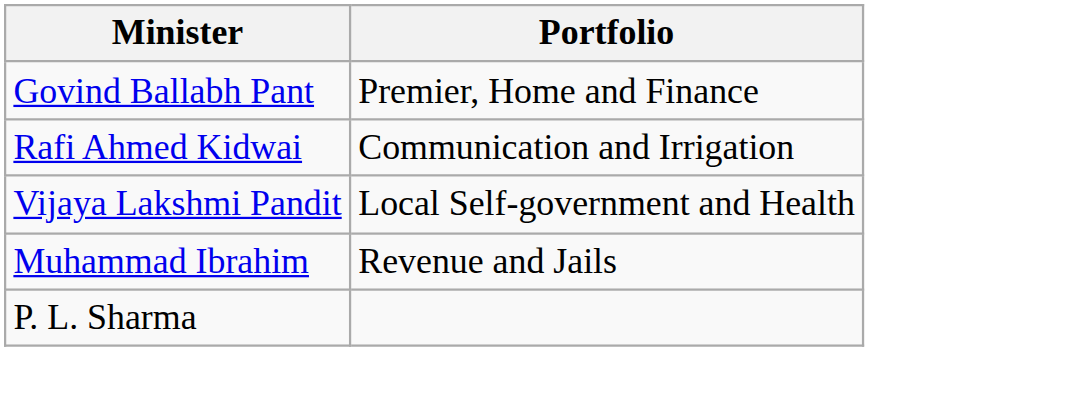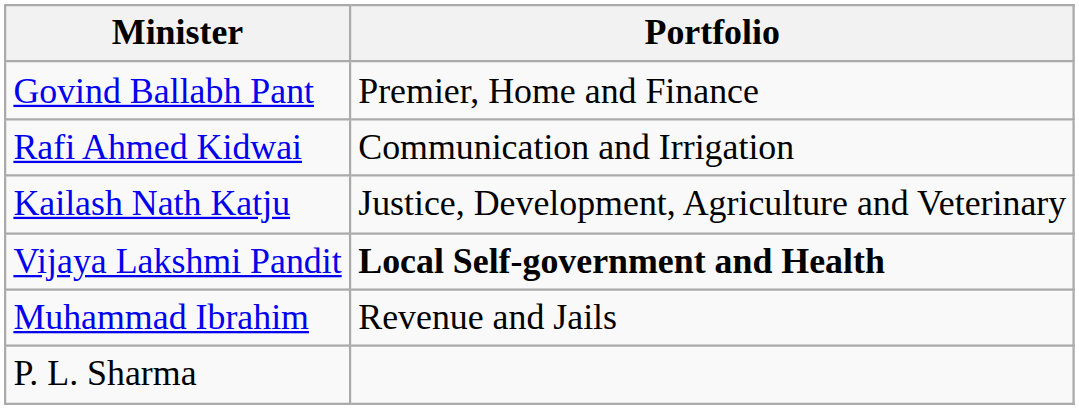+ row: (152, 203)
(607, 203) normal -> (622, 260) bold
